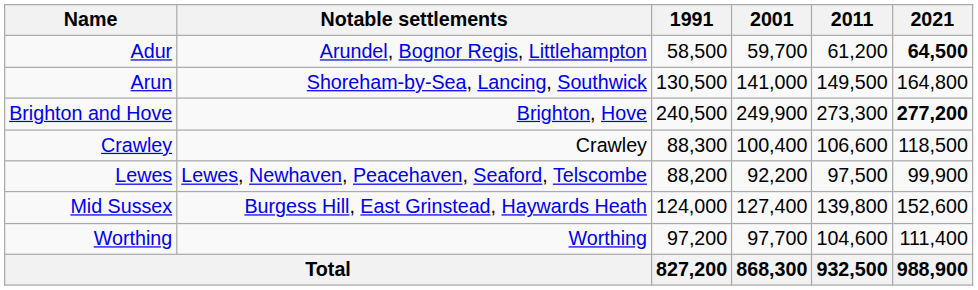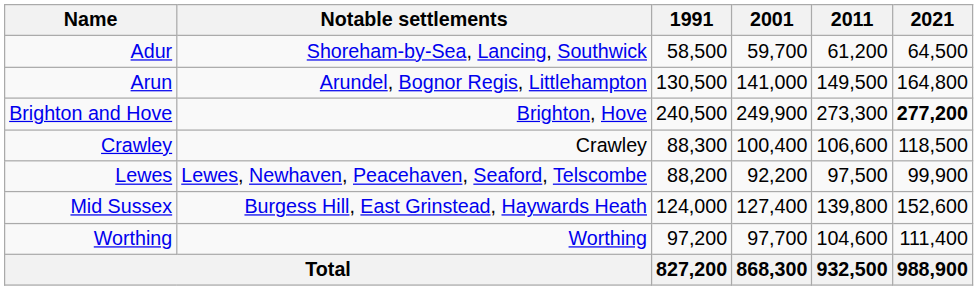(483, 51) Arundel, Bognor Regis, Littlehampton -> (477, 51) Shoreham-by-Sea, Lancing, Southwick
(938, 51) bold -> (938, 51) normal
(477, 82) Shoreham-by-Sea, Lancing, Southwick -> (483, 82) Arundel, Bognor Regis, Littlehampton
